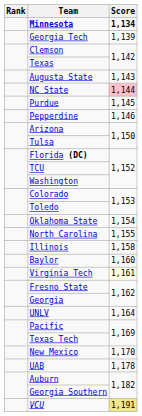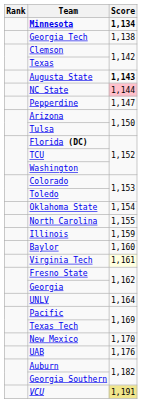(123, 37) 1,139 -> (123, 37) 1,138
(123, 77) normal -> (123, 77) bold
- row: (44, 103)
(123, 116) 1,146 -> (123, 103) 1,147
(123, 247) 1,158 -> (123, 234) 1,159
(123, 366) 1,178 -> (123, 352) 1,176
